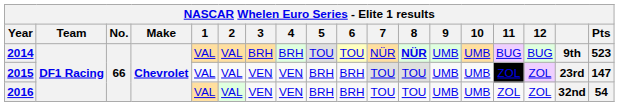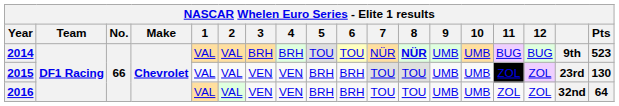(601, 72) 147 -> (601, 72) 130
(601, 92) 54 -> (601, 92) 64
